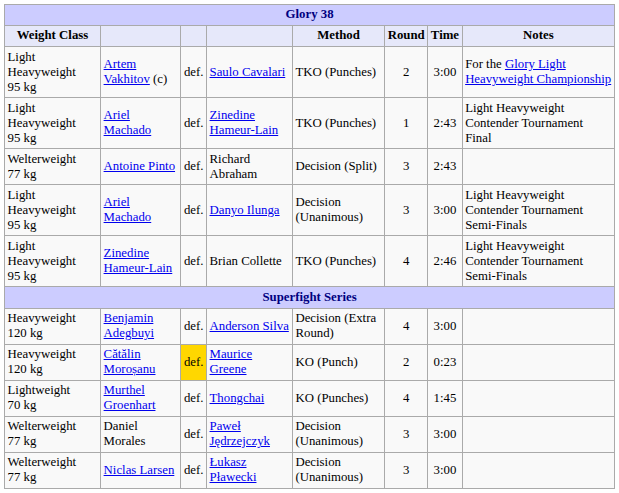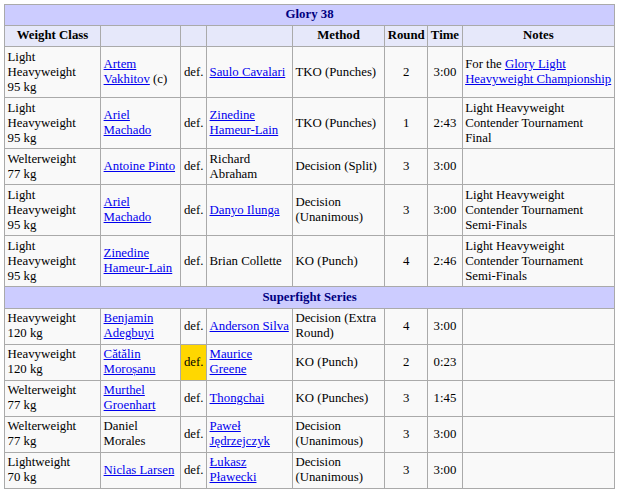(445, 166) 2:43 -> (445, 166) 3:00
(336, 261) TKO (Punches) -> (327, 261) KO (Punch)
(39, 398) Lightweight 70 kg -> (42, 398) Welterweight 77 kg
(406, 398) 4 -> (406, 398) 3
(42, 470) Welterweight 77 kg -> (39, 470) Lightweight 70 kg
